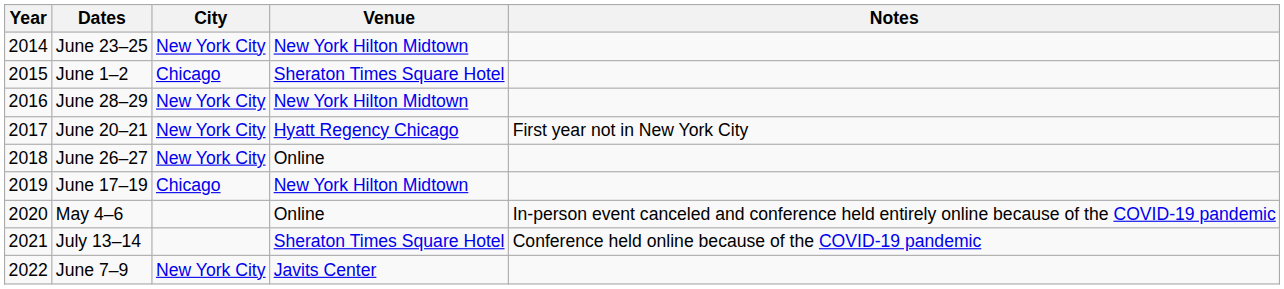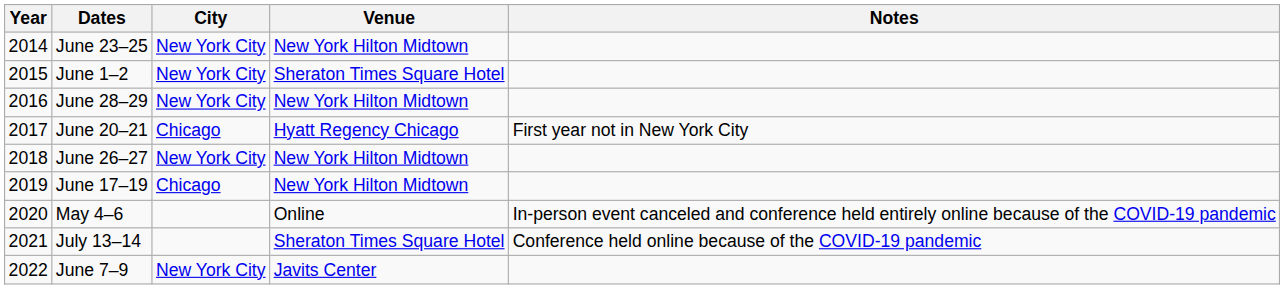(188, 74) Chicago -> (211, 74) New York City
(211, 130) New York City -> (188, 130) Chicago
(299, 158) Online -> (371, 158) New York Hilton Midtown
